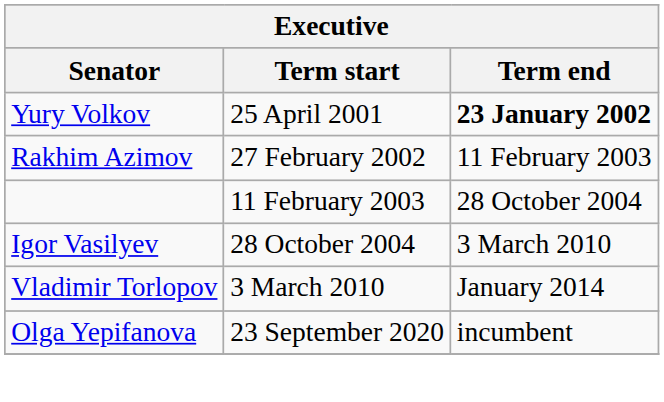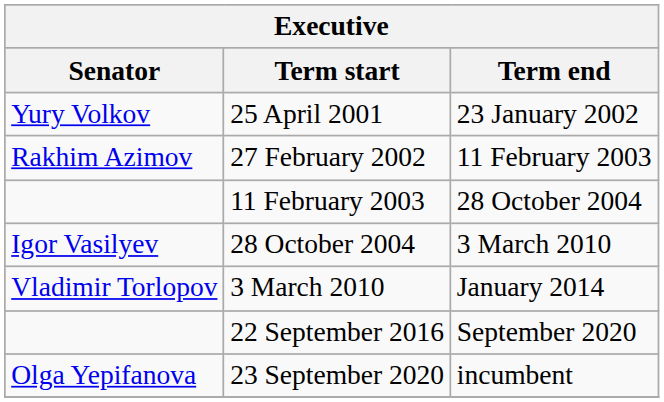(554, 113) bold -> (548, 113) normal
+ row: (337, 331)
